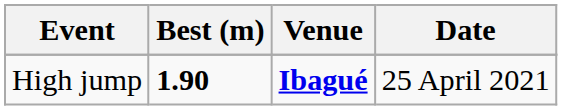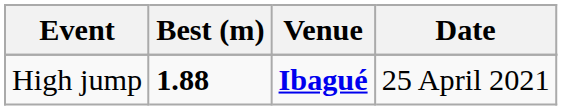(183, 79) 1.90 -> (183, 79) 1.88
